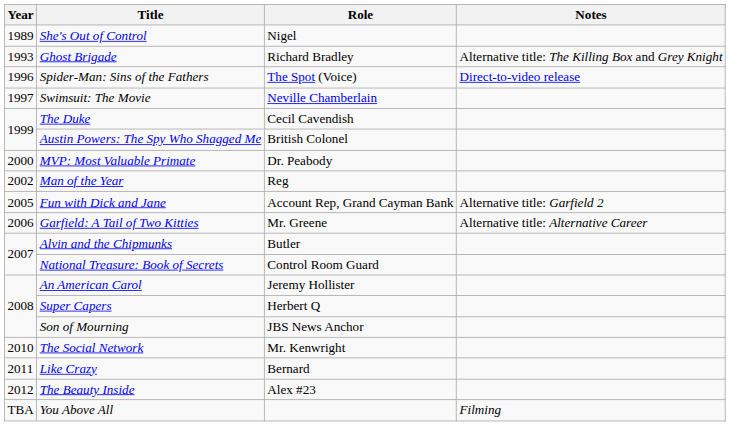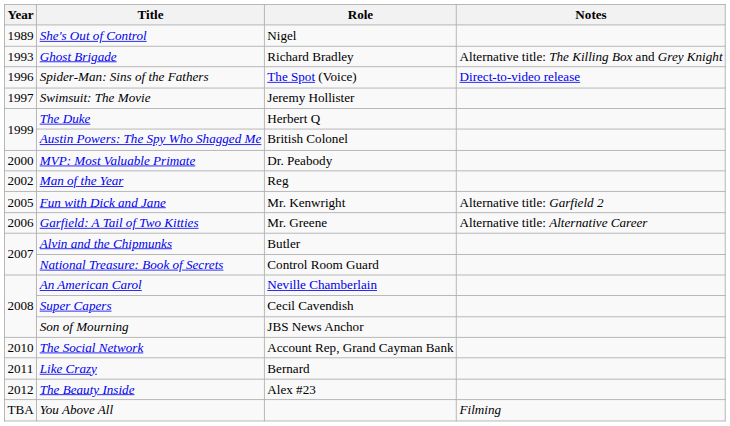(322, 98) Neville Chamberlain -> (311, 98) Jeremy Hollister
(311, 118) Cecil Cavendish -> (294, 118) Herbert Q
(360, 202) Account Rep, Grand Cayman Bank -> (306, 202) Mr. Kenwright
(311, 285) Jeremy Hollister -> (322, 285) Neville Chamberlain
(294, 306) Herbert Q -> (311, 306) Cecil Cavendish
(306, 347) Mr. Kenwright -> (360, 347) Account Rep, Grand Cayman Bank
